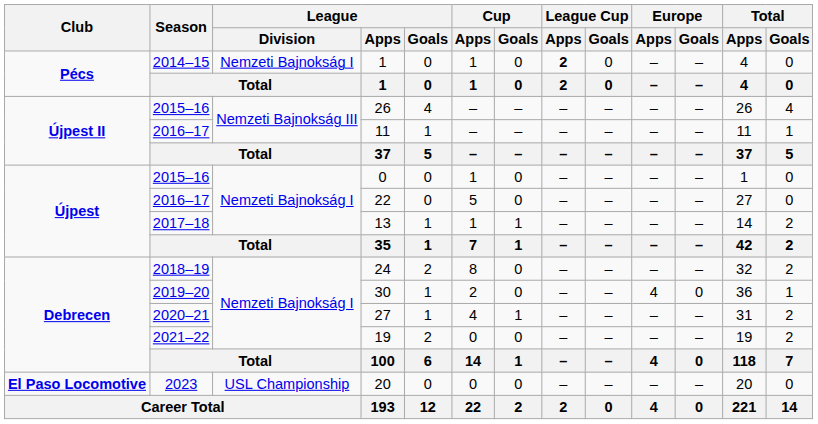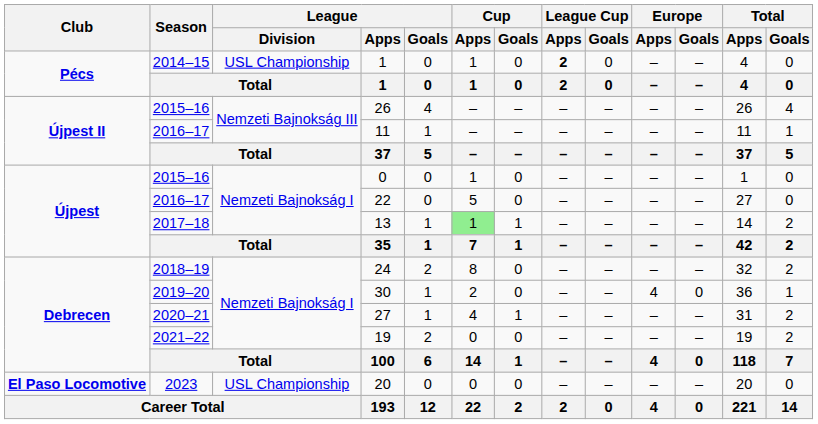(287, 62) Nemzeti Bajnokság I -> (287, 62) USL Championship
(473, 223) no background -> (473, 223) lightgreen background
